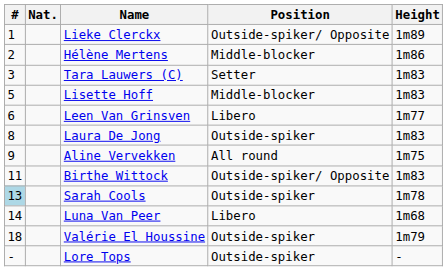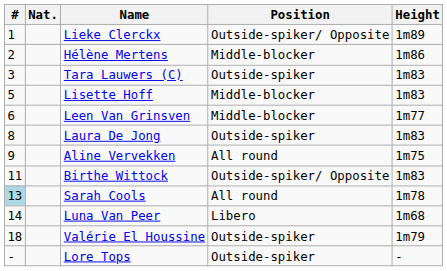(233, 75) Setter -> (263, 75) Outside-spiker
(233, 115) Libero -> (263, 115) Middle-blocker
(263, 196) Outside-spiker -> (244, 196) All round
